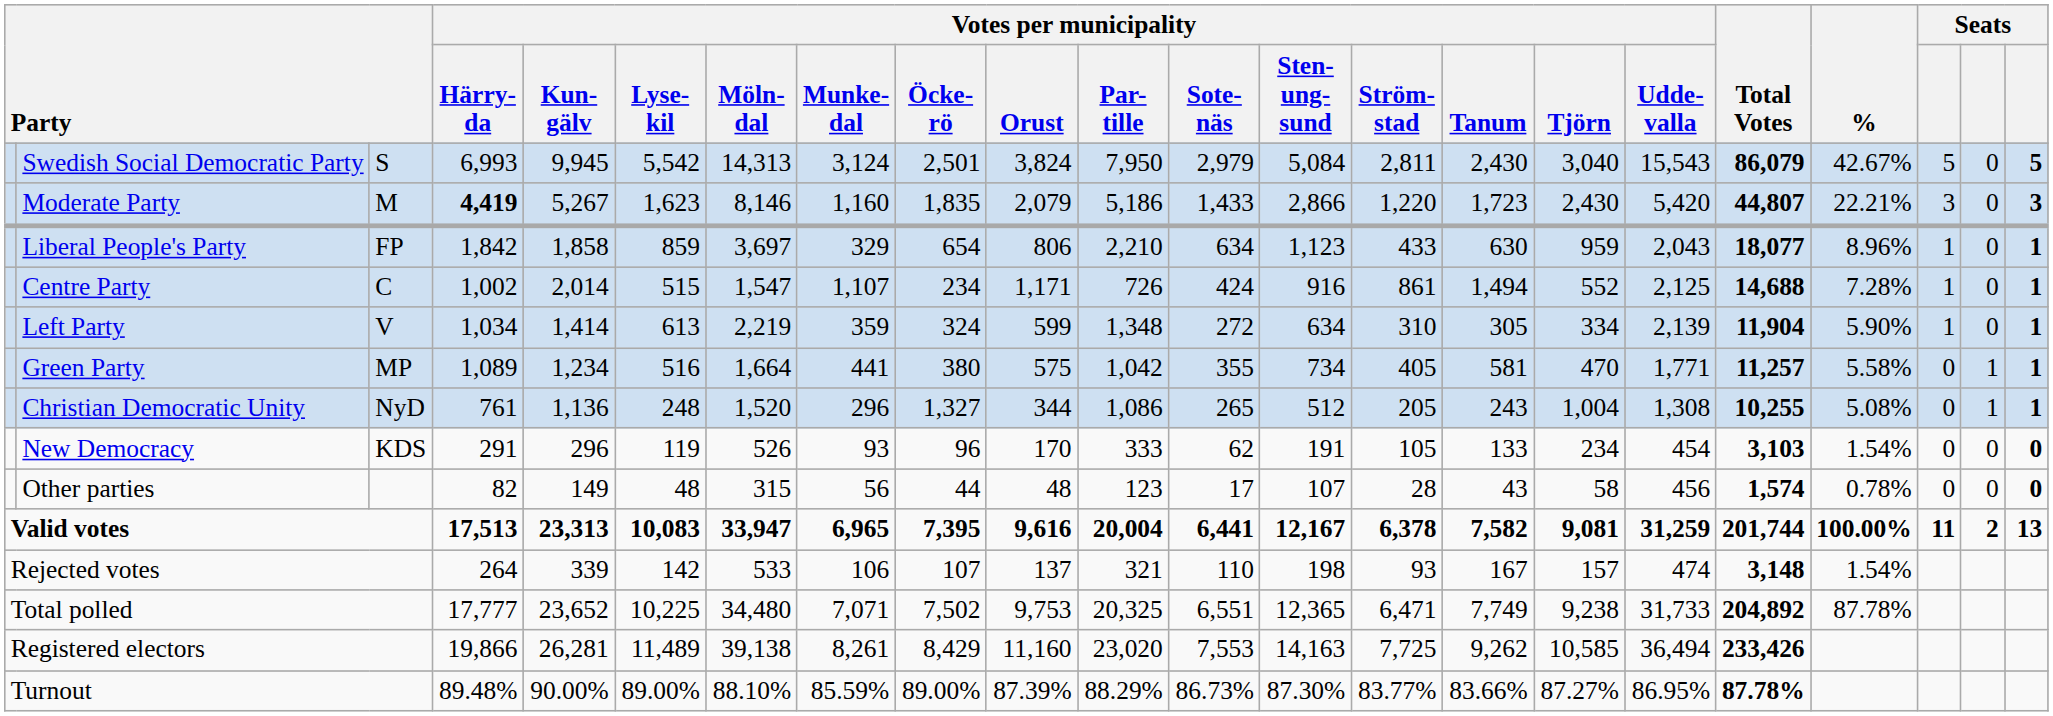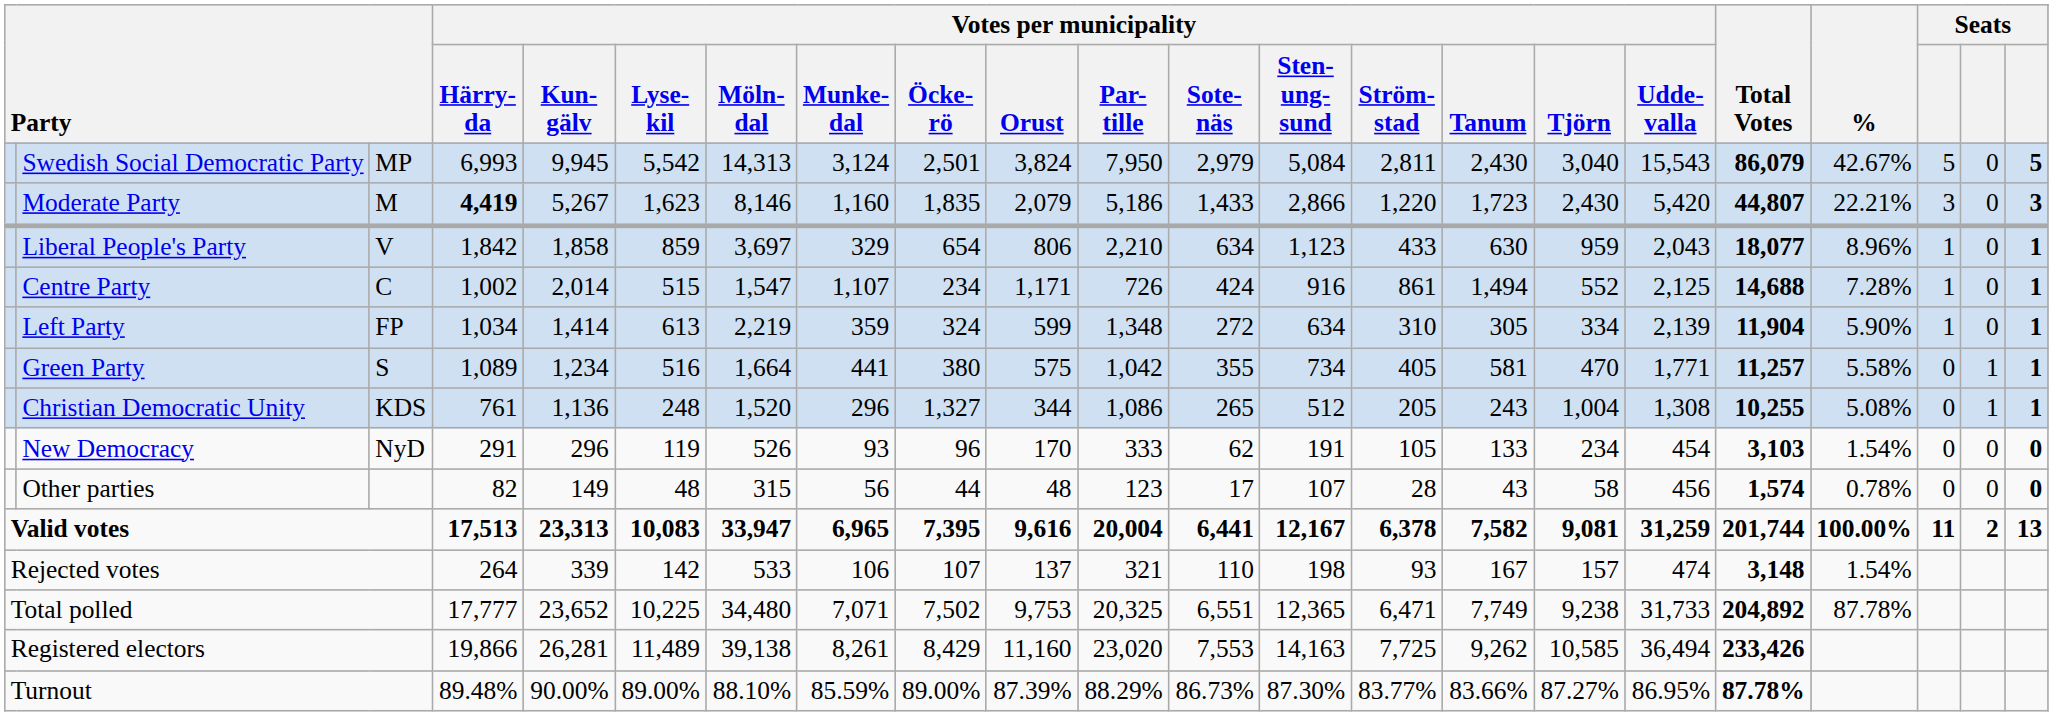(382, 162) S -> (394, 162) MP
(390, 246) FP -> (385, 246) V
(385, 327) V -> (390, 327) FP
(394, 367) MP -> (382, 367) S
(400, 407) NyD -> (401, 407) KDS
(401, 448) KDS -> (400, 448) NyD
